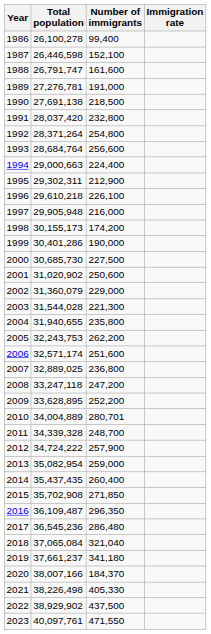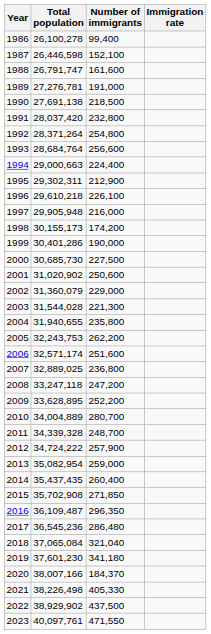(106, 416) 280,701 -> (106, 416) 280,700
(58, 558) 37,661,237 -> (58, 558) 37,601,230
